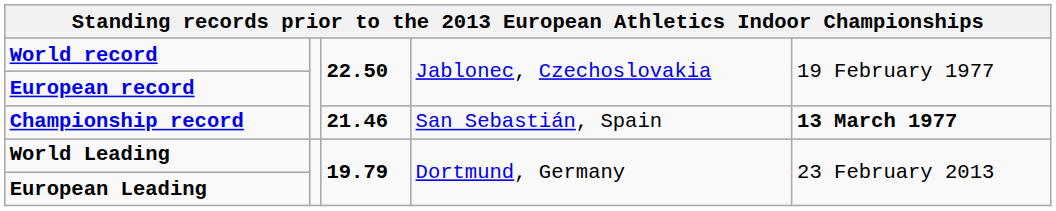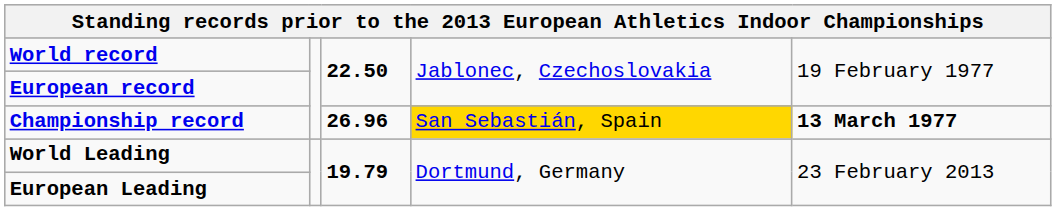(357, 122) 21.46 -> (357, 122) 26.96
(539, 122) no background -> (539, 122) gold background
